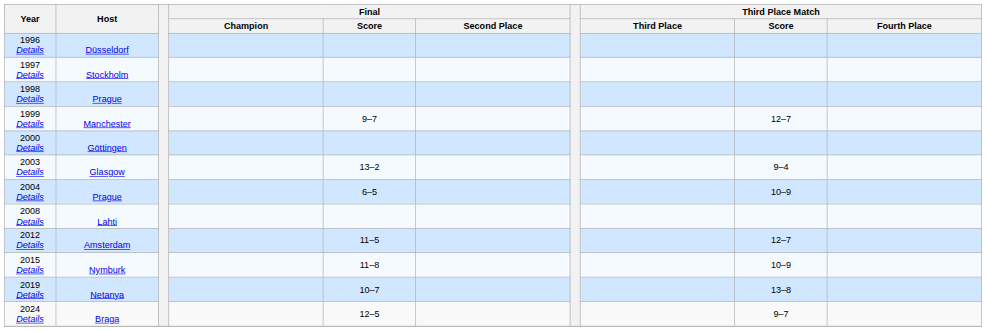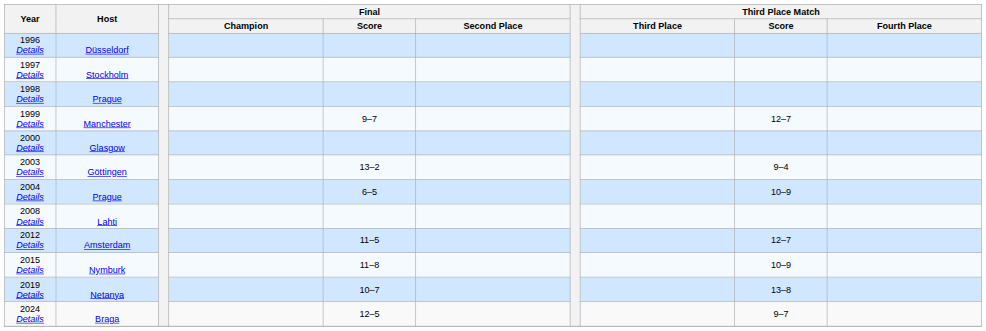(107, 148) Göttingen -> (107, 148) Glasgow
(107, 173) Glasgow -> (107, 173) Göttingen
